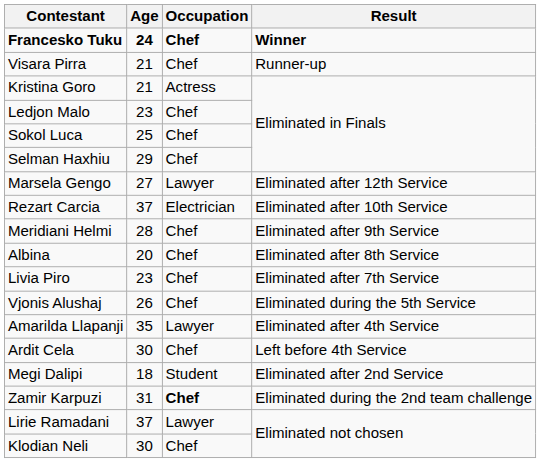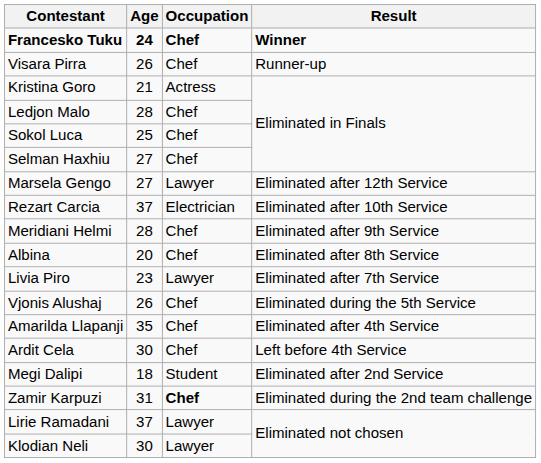(144, 64) 21 -> (144, 64) 26
(144, 111) 23 -> (144, 111) 28
(144, 159) 29 -> (144, 159) 27
(181, 278) Chef -> (190, 278) Lawyer
(190, 326) Lawyer -> (181, 326) Chef
(181, 445) Chef -> (190, 445) Lawyer
